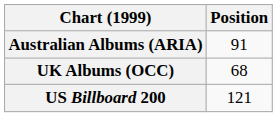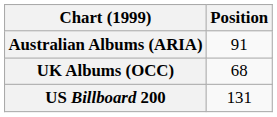(239, 97) 121 -> (239, 97) 131
